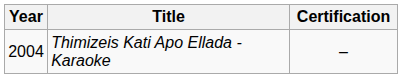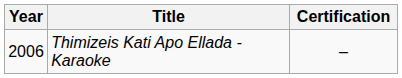(26, 51) 2004 -> (26, 51) 2006
